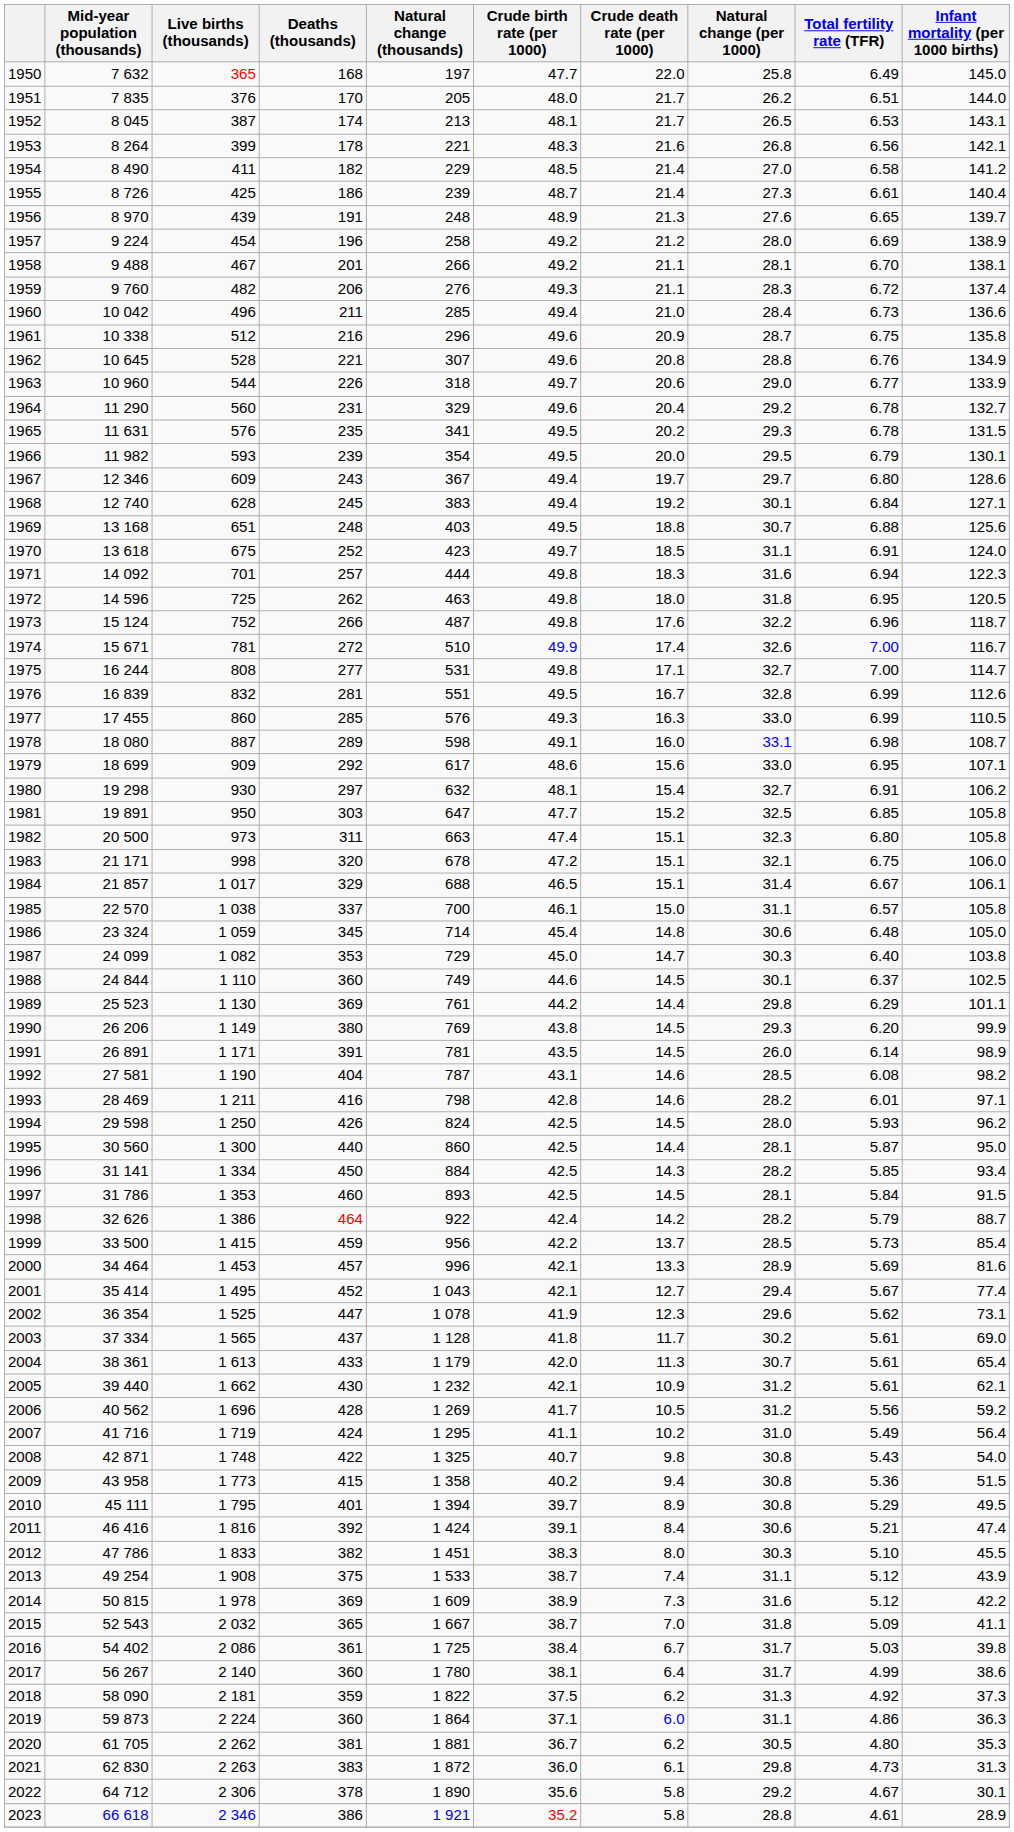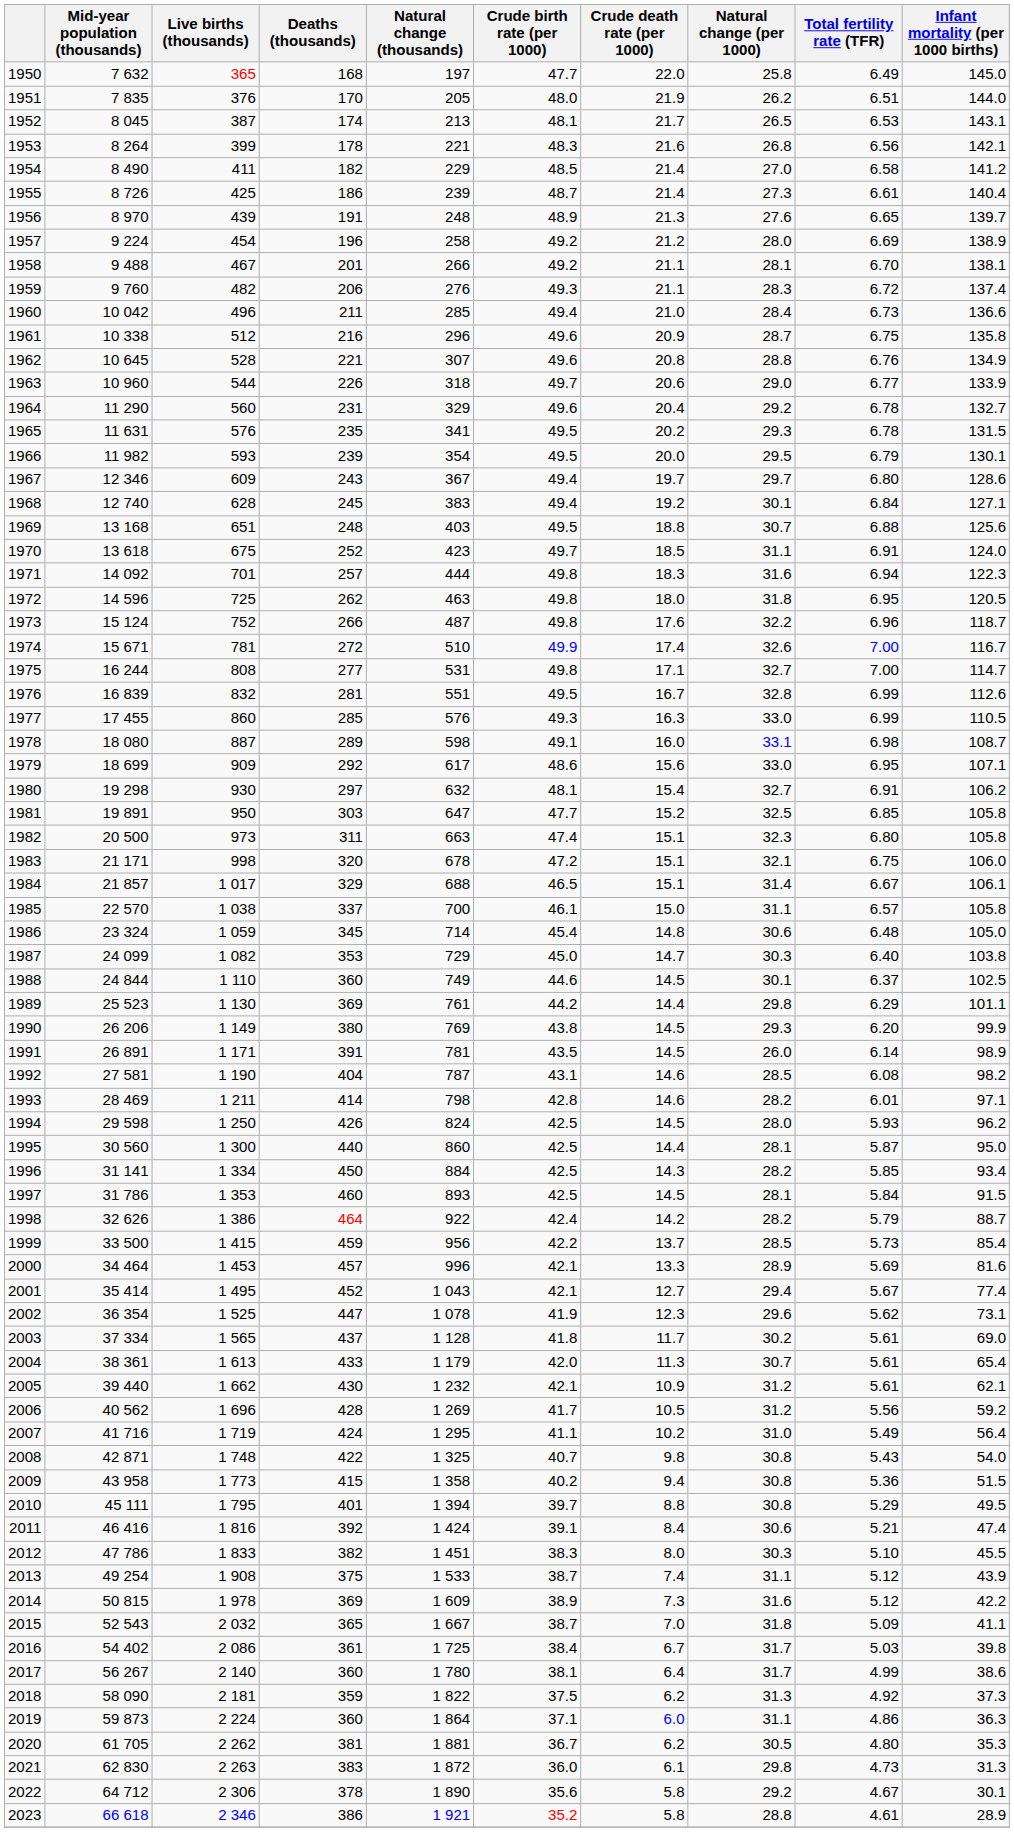(670, 97) 21.7 -> (670, 97) 21.9
(346, 1099) 416 -> (346, 1099) 414
(674, 1505) 8.9 -> (674, 1505) 8.8
